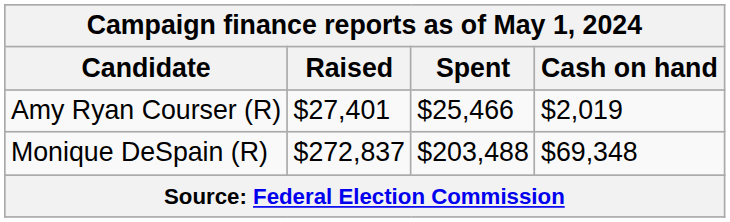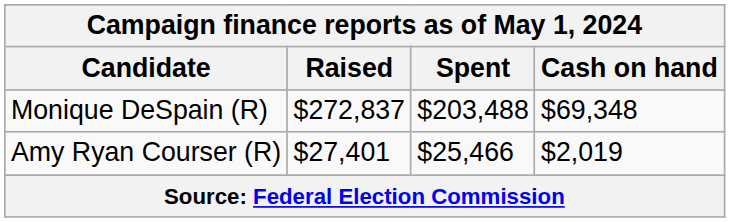rows swapped: (139, 152) <-> (146, 110)
